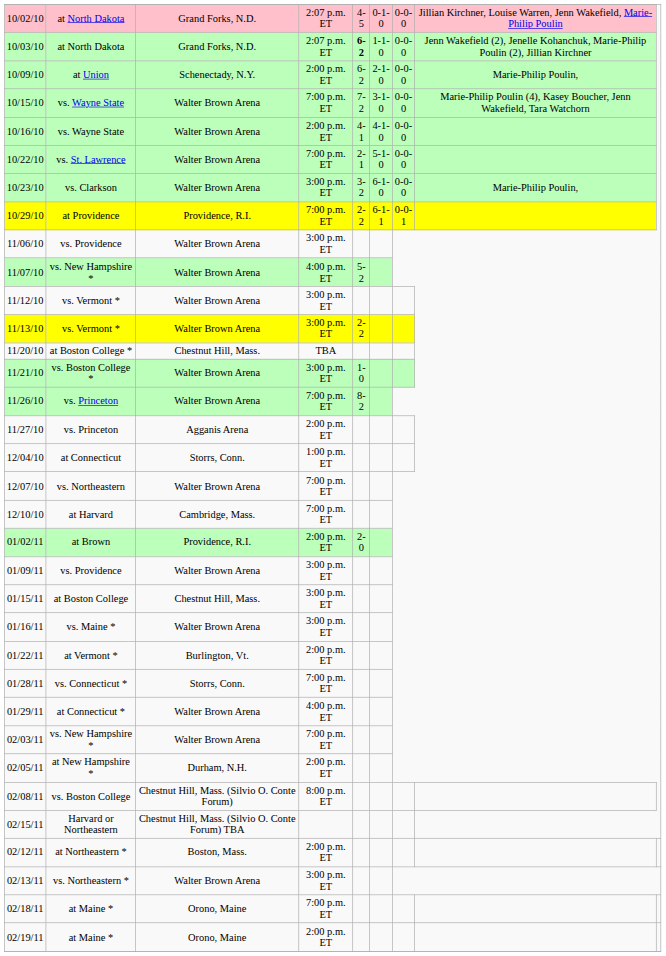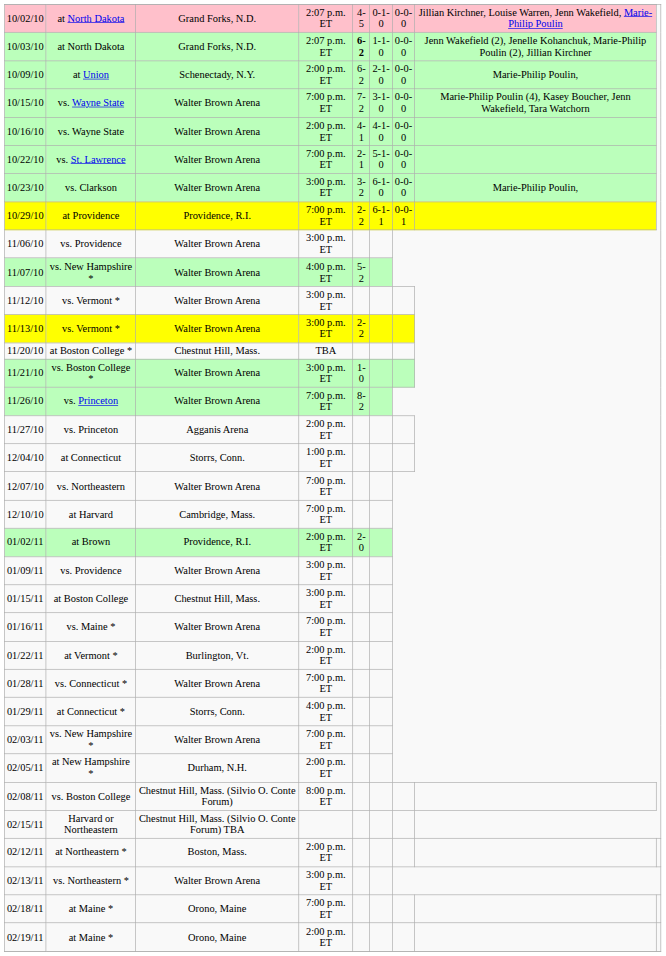(326, 627) 3:00 p.m. ET -> (326, 627) 7:00 p.m. ET
(217, 683) Storrs, Conn. -> (217, 683) Walter Brown Arena
(217, 711) Walter Brown Arena -> (217, 711) Storrs, Conn.
